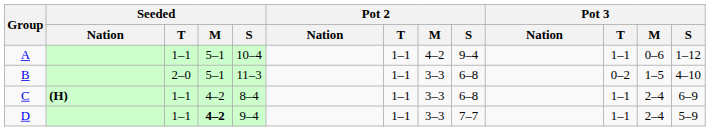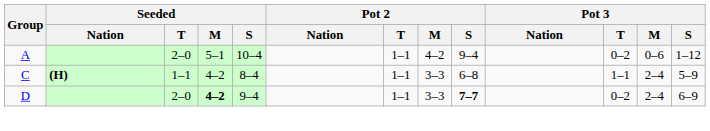(181, 55) 1–1 -> (181, 55) 2–0
(620, 55) 1–1 -> (620, 55) 0–2
- row: (25, 75)
(688, 95) 6–9 -> (688, 75) 5–9
(181, 116) 1–1 -> (181, 95) 2–0
(469, 116) normal -> (469, 95) bold
(620, 116) 1–1 -> (620, 95) 0–2
(688, 116) 5–9 -> (688, 95) 6–9
